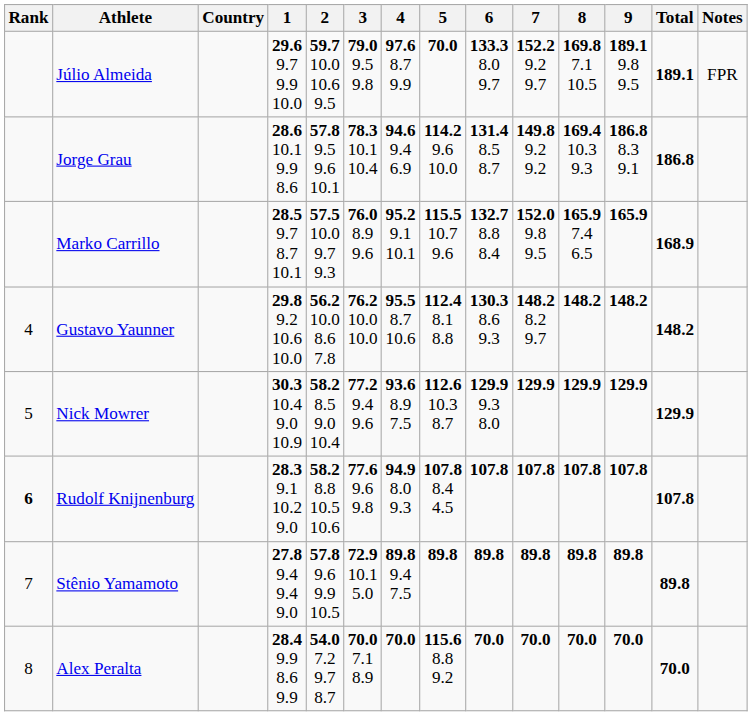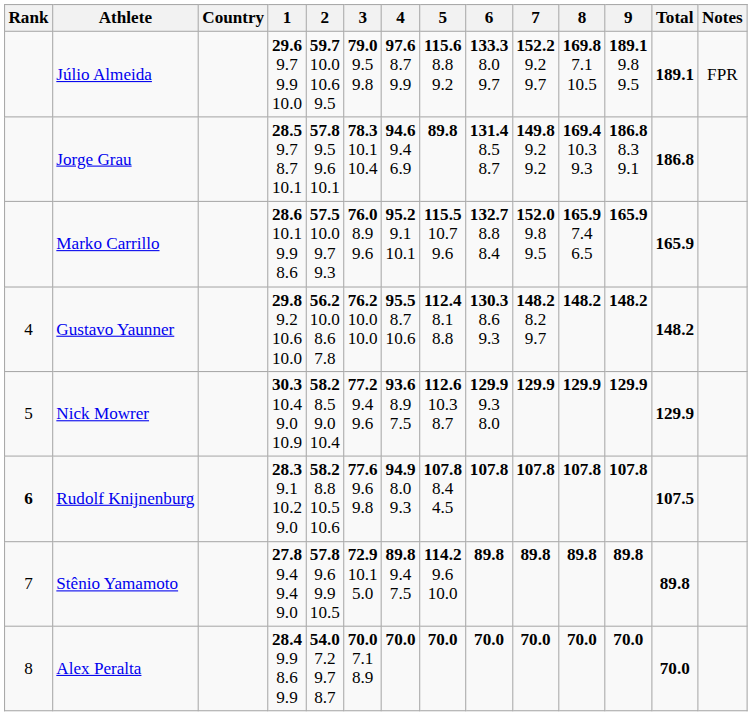(443, 45) 70.0 -> (443, 64) 115.6 8.8 9.2
(287, 159) 28.6 10.1 9.9 8.6 -> (287, 159) 28.5 9.7 8.7 10.1
(443, 149) 114.2 9.6 10.0 -> (443, 130) 89.8
(287, 243) 28.5 9.7 8.7 10.1 -> (287, 243) 28.6 10.1 9.9 8.6
(675, 243) 168.9 -> (675, 243) 165.9
(675, 498) 107.8 -> (675, 498) 107.5
(443, 554) 89.8 -> (443, 574) 114.2 9.6 10.0
(443, 659) 115.6 8.8 9.2 -> (443, 639) 70.0
